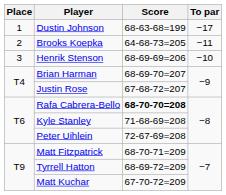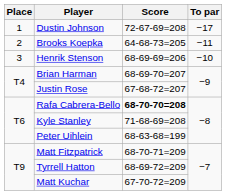(155, 27) 68-63-68=199 -> (155, 27) 72-67-69=208
(155, 136) 72-67-69=208 -> (155, 136) 68-63-68=199
